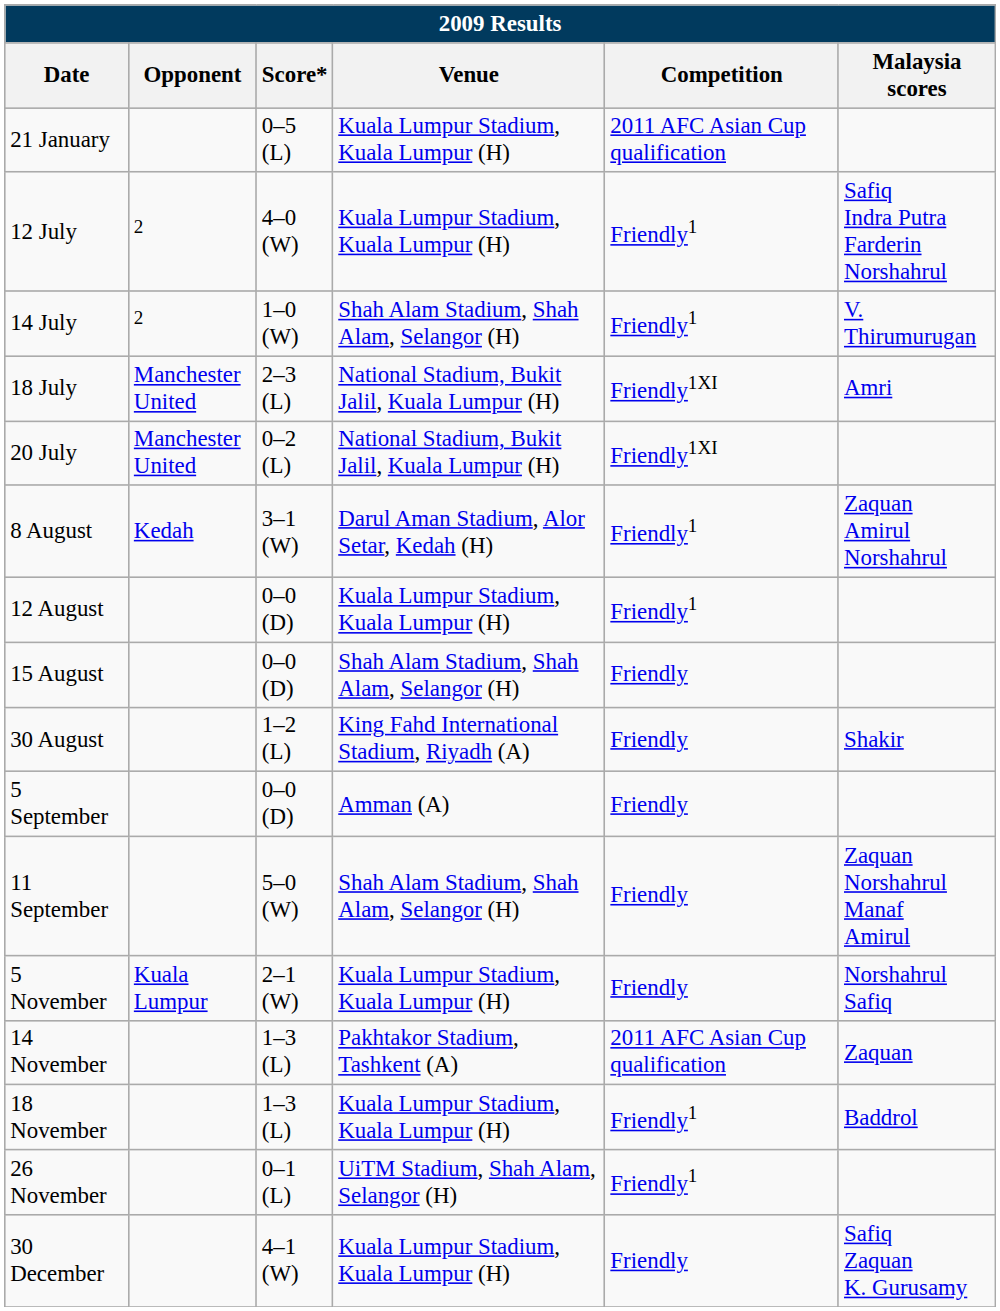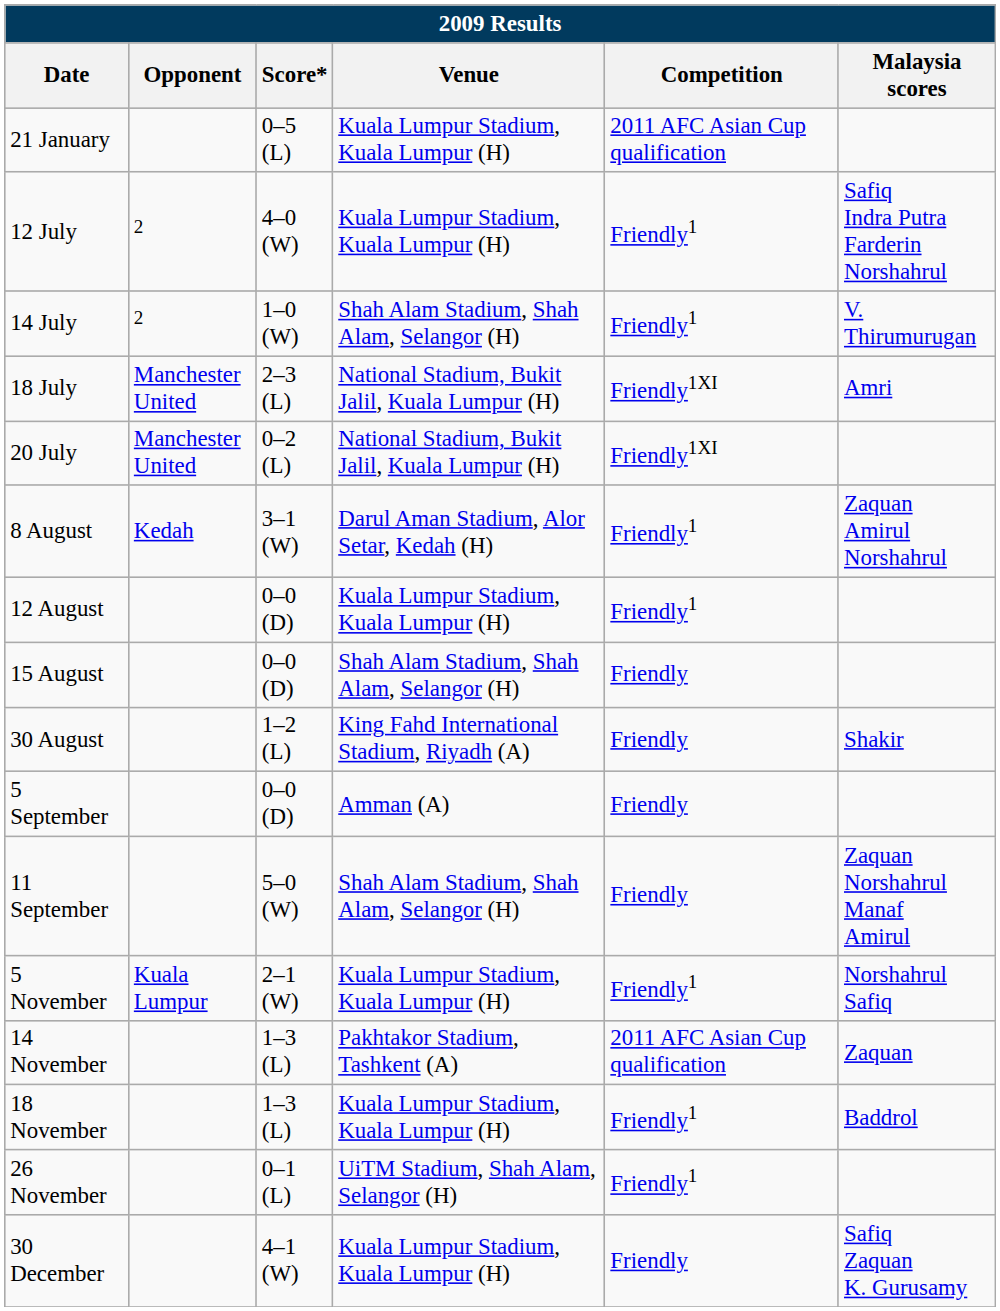(649, 987) Friendly -> (654, 987) Friendly1
